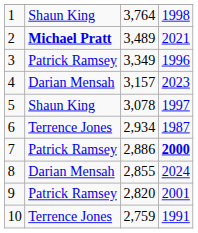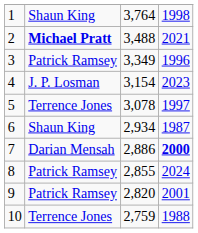(139, 37) 3,489 -> (139, 37) 3,488
(71, 82) Darian Mensah -> (64, 82) J. P. Losman
(139, 82) 3,157 -> (139, 82) 3,154
(62, 104) Shaun King -> (70, 104) Terrence Jones
(70, 127) Terrence Jones -> (62, 127) Shaun King
(73, 149) Patrick Ramsey -> (71, 149) Darian Mensah
(71, 171) Darian Mensah -> (73, 171) Patrick Ramsey
(176, 216) 1991 -> (176, 216) 1988
